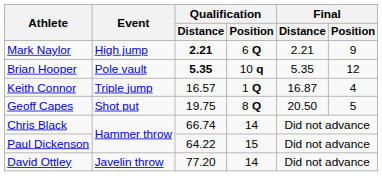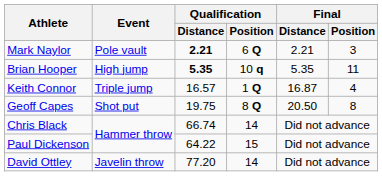(121, 50) High jump -> (121, 50) Pole vault
(353, 50) 9 -> (353, 50) 3
(121, 69) Pole vault -> (121, 69) High jump
(353, 69) 12 -> (353, 69) 11
(353, 106) 5 -> (353, 106) 8
